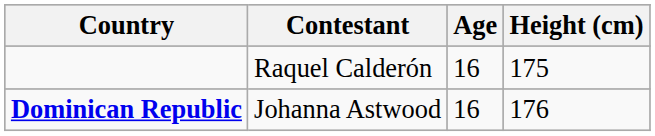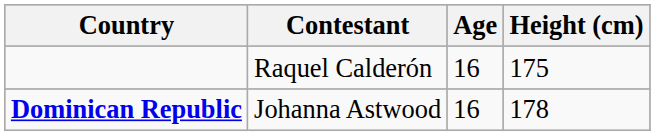(529, 109) 176 -> (529, 109) 178
